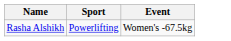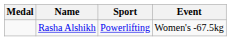+ column: (20, 12)
